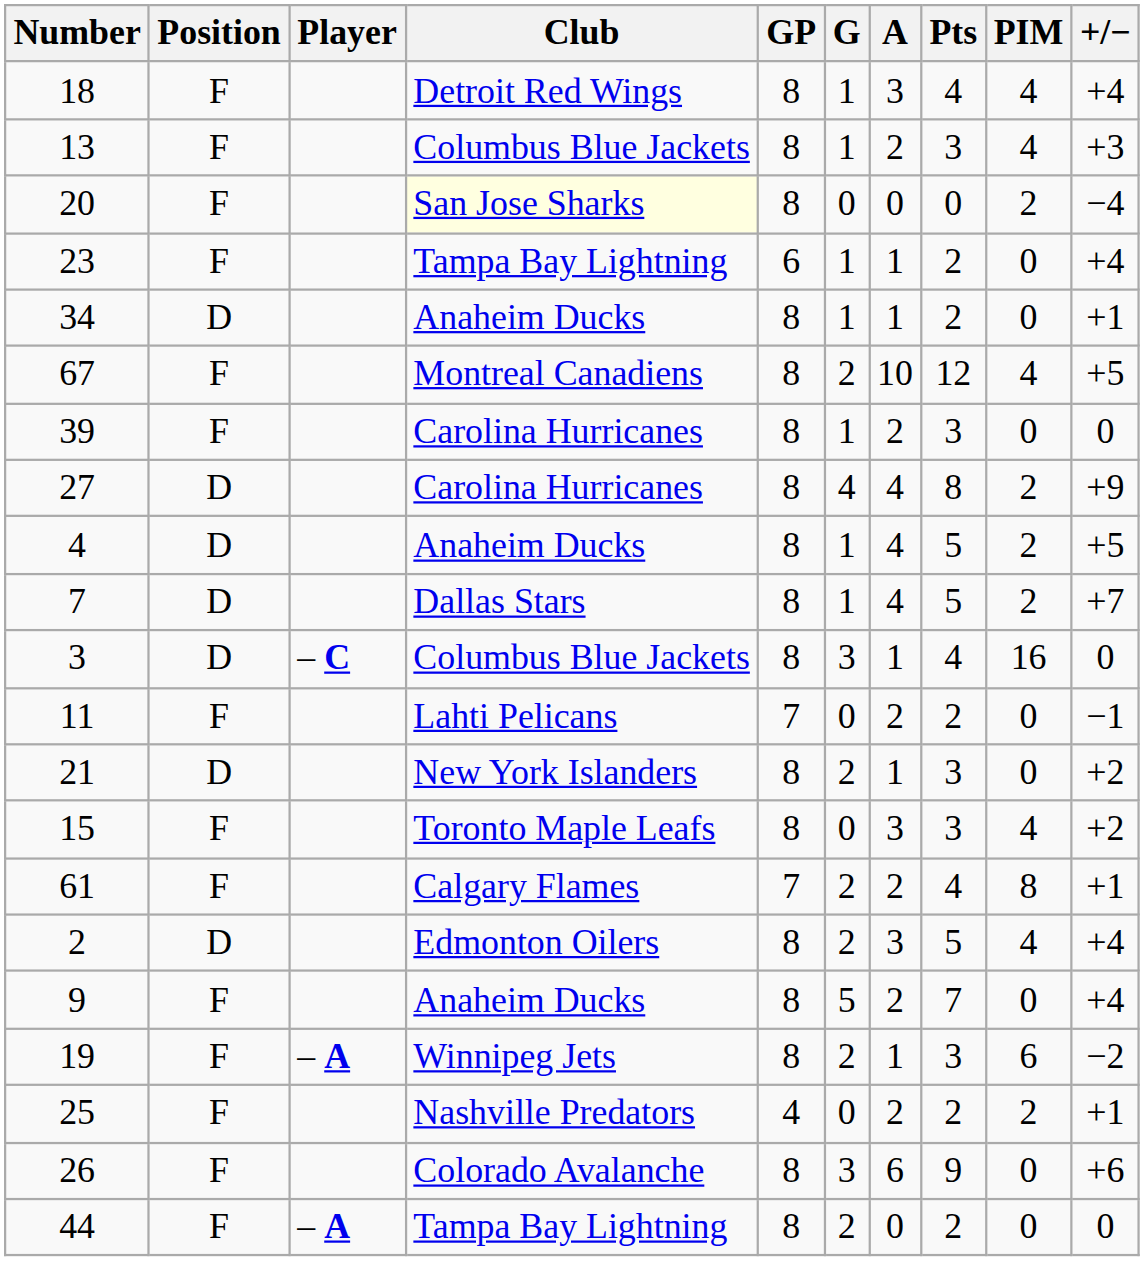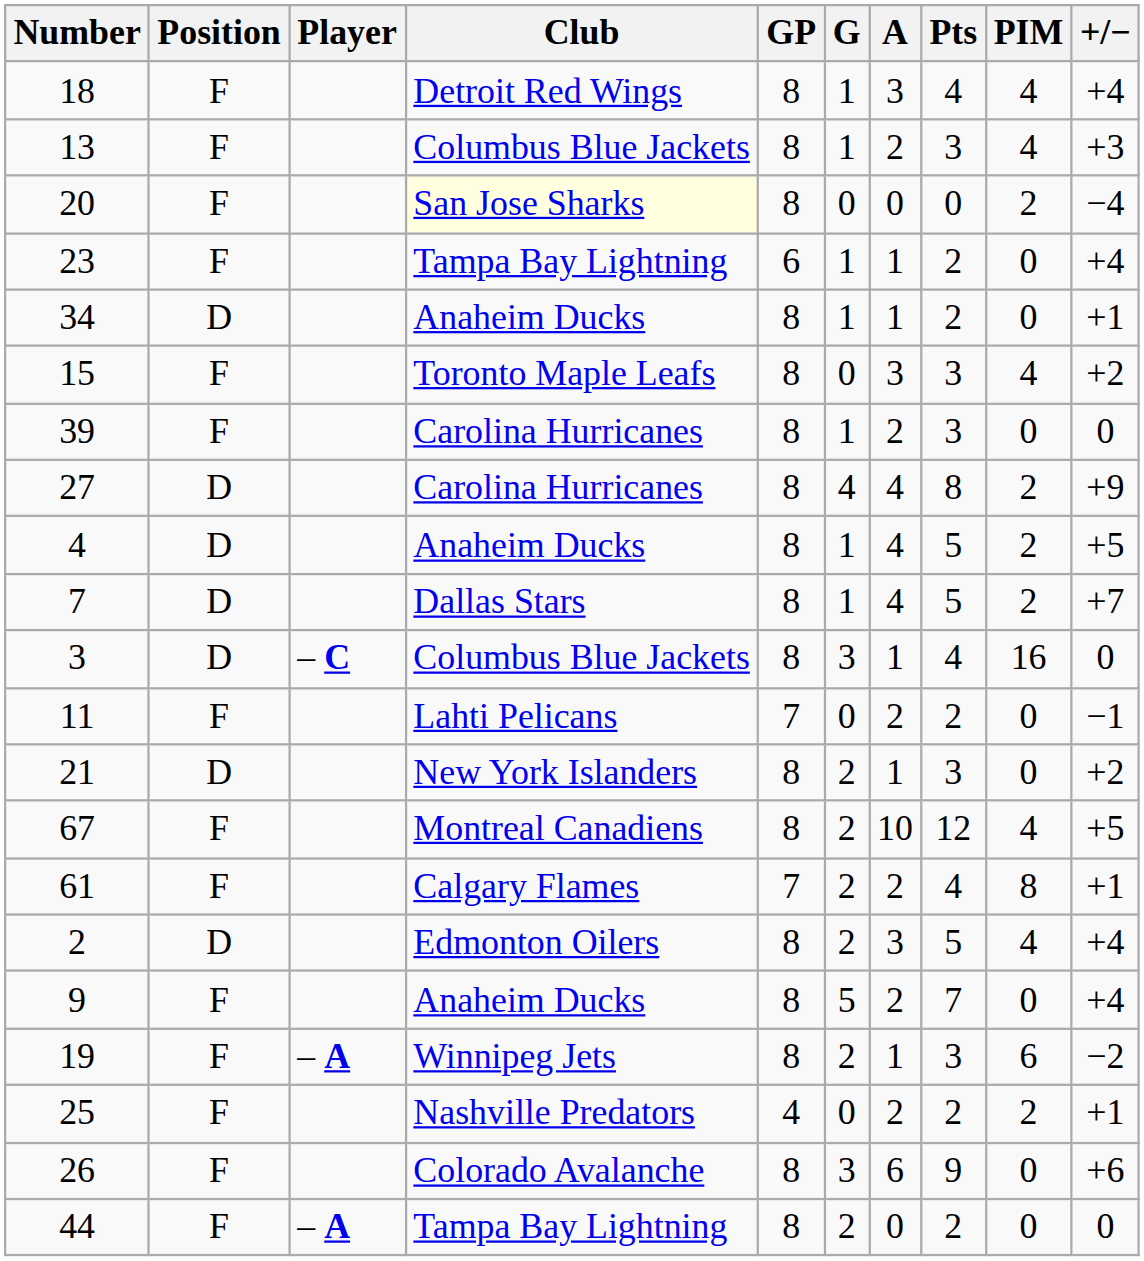rows swapped: (77, 828) <-> (77, 373)
